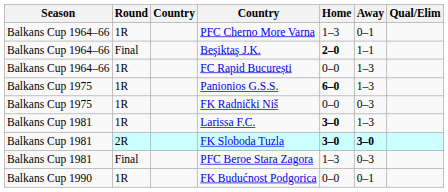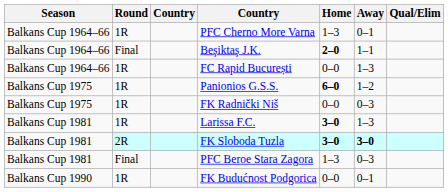(365, 86) 1–3 -> (365, 86) 1–2
